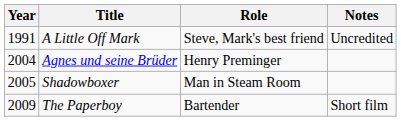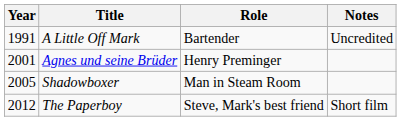(254, 37) Steve, Mark's best friend -> (211, 37) Bartender
(22, 60) 2004 -> (22, 60) 2001
(22, 104) 2009 -> (22, 104) 2012
(211, 104) Bartender -> (254, 104) Steve, Mark's best friend
